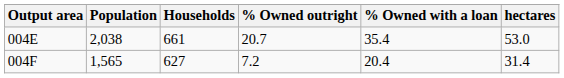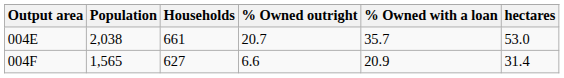(377, 38) 35.4 -> (377, 38) 35.7
(250, 61) 7.2 -> (250, 61) 6.6
(377, 61) 20.4 -> (377, 61) 20.9
